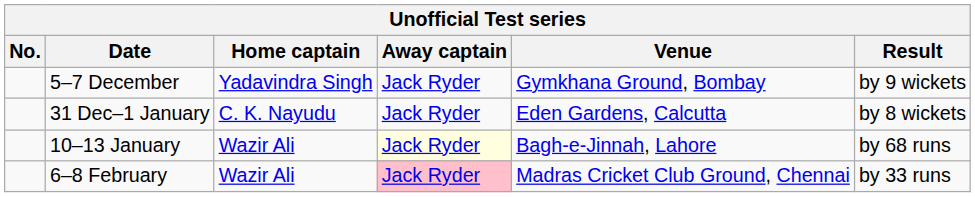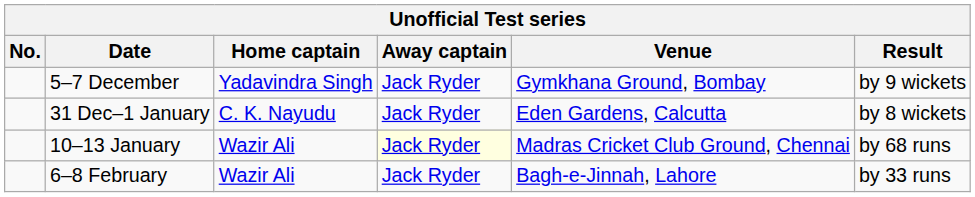(616, 144) Bagh-e-Jinnah, Lahore -> (683, 144) Madras Cricket Club Ground, Chennai
(431, 176) pink background -> (431, 176) no background
(683, 176) Madras Cricket Club Ground, Chennai -> (616, 176) Bagh-e-Jinnah, Lahore
